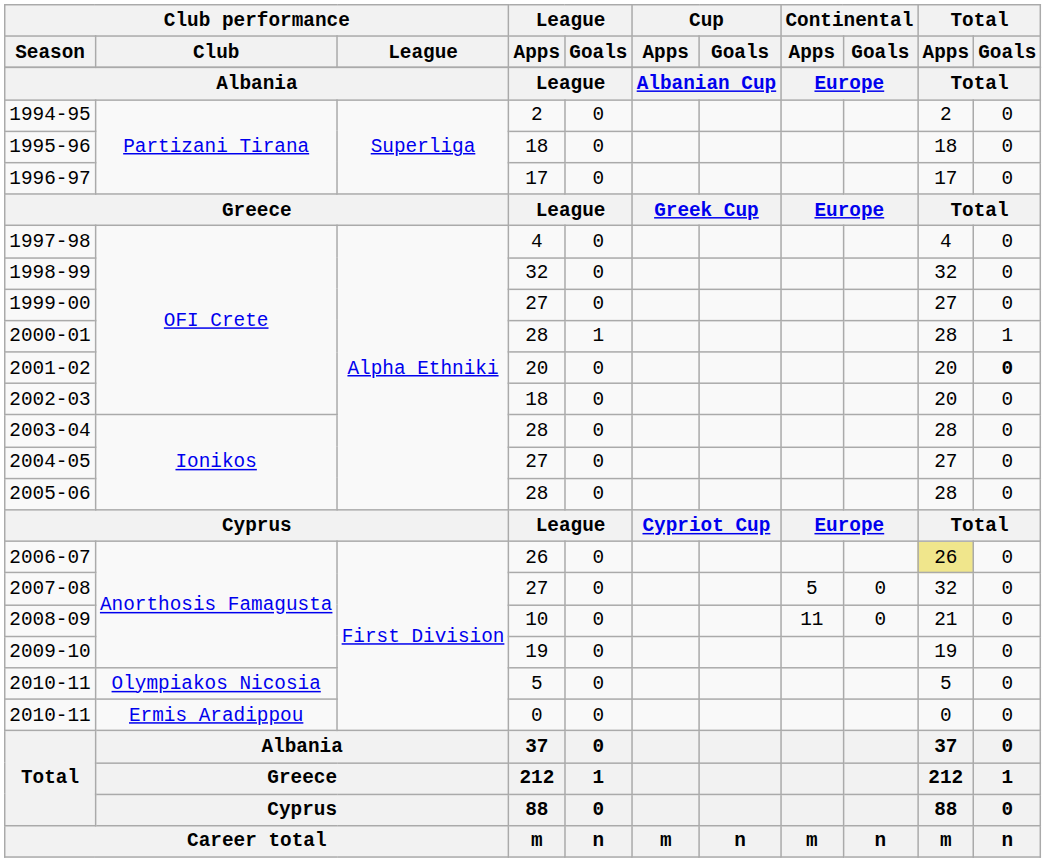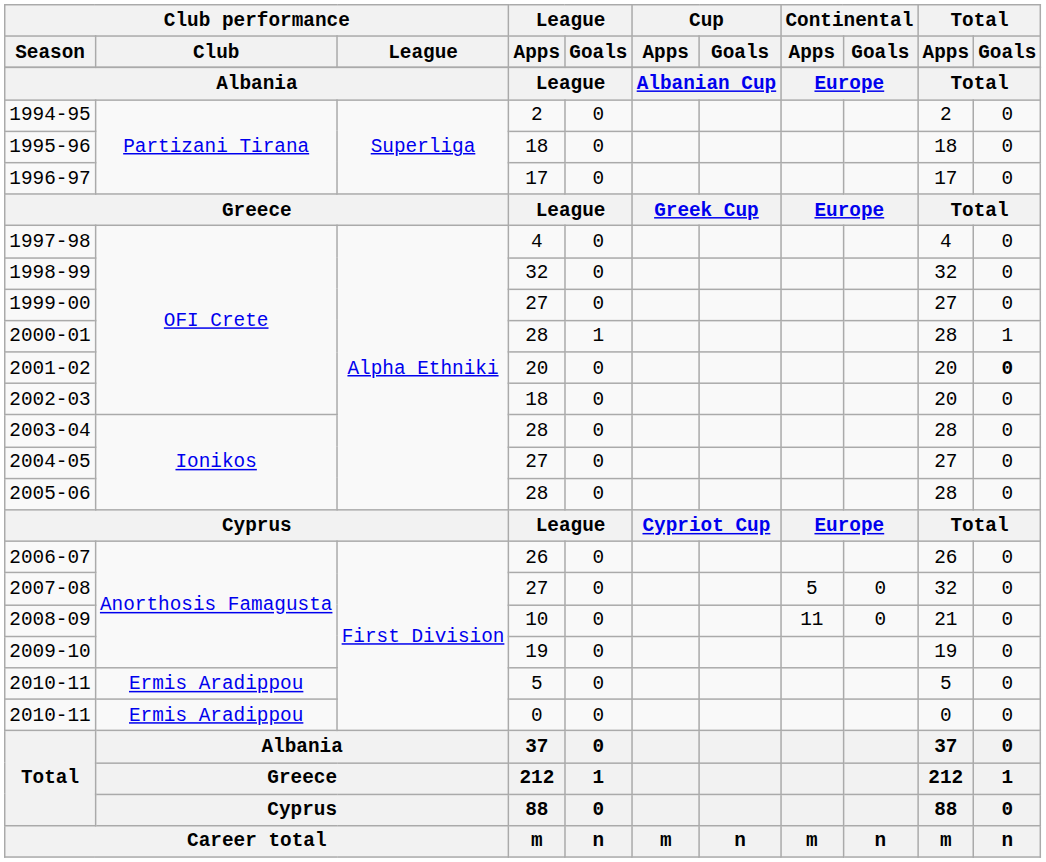(946, 557) khaki background -> (946, 557) no background
(216, 683) Olympiakos Nicosia -> (216, 683) Ermis Aradippou
